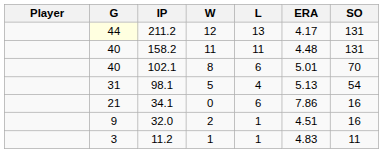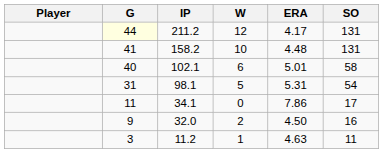- column: (258, 13)
(114, 49) 40 -> (130, 49) 41
(210, 49) 11 -> (240, 49) 10
(210, 67) 8 -> (240, 67) 6
(354, 67) 70 -> (351, 67) 58
(306, 85) 5.13 -> (296, 85) 5.31
(114, 103) 21 -> (130, 103) 11
(354, 103) 16 -> (351, 103) 17
(306, 121) 4.51 -> (296, 121) 4.50
(306, 139) 4.83 -> (296, 139) 4.63
